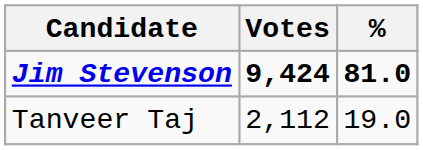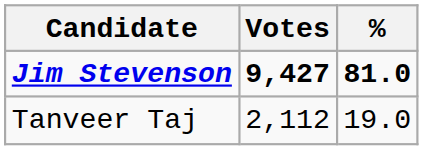(288, 74) 9,424 -> (288, 74) 9,427
